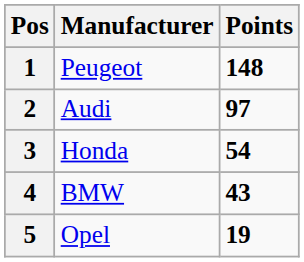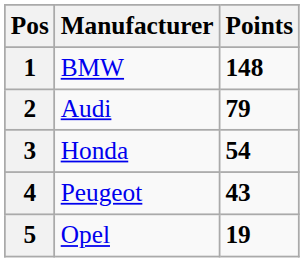(102, 67) Peugeot -> (92, 67) BMW
(238, 109) 97 -> (238, 109) 79
(92, 192) BMW -> (102, 192) Peugeot
